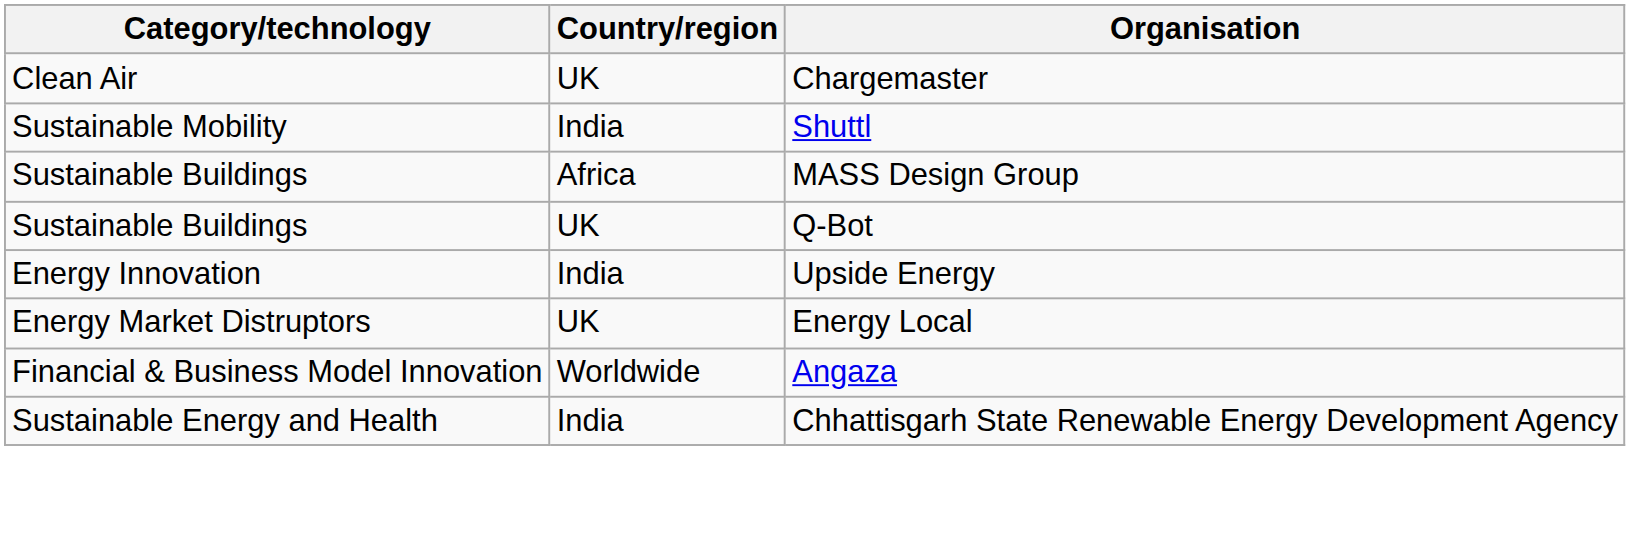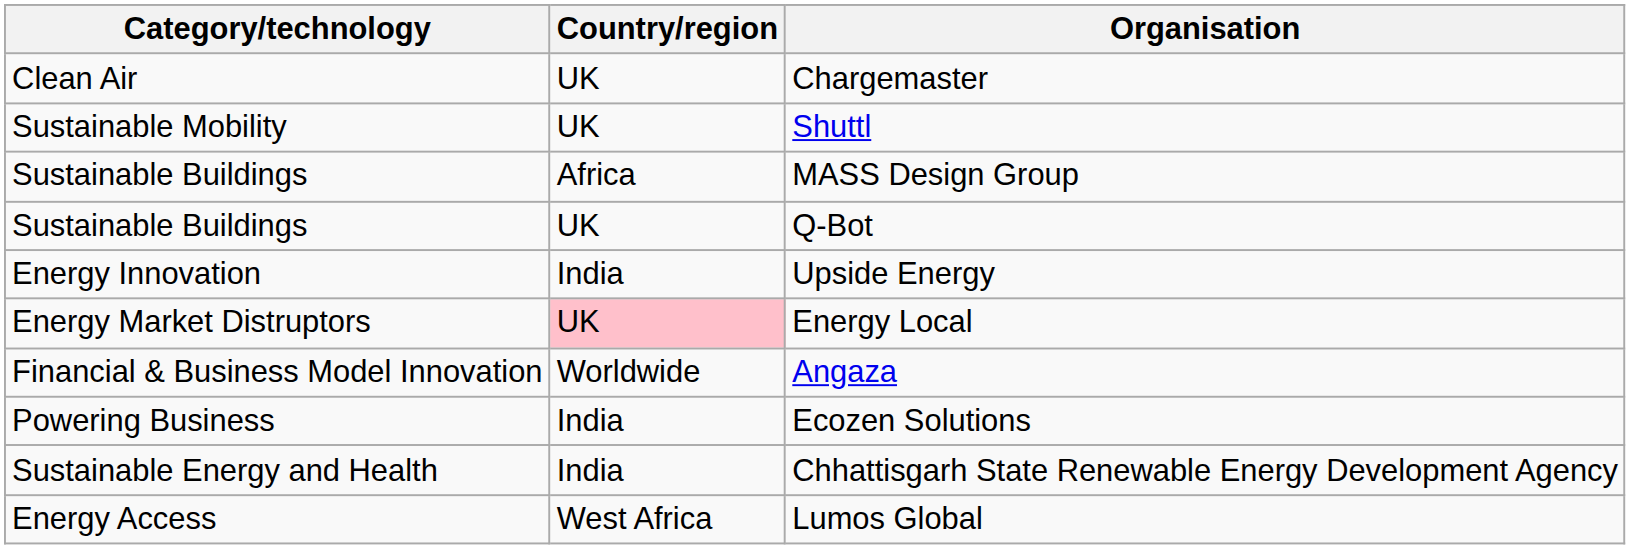(590, 126) India -> (578, 126) UK
(578, 322) no background -> (578, 322) pink background
+ row: (912, 420)
+ row: (888, 518)
